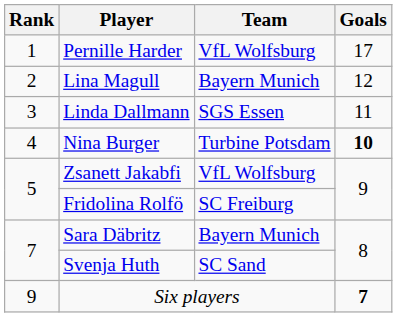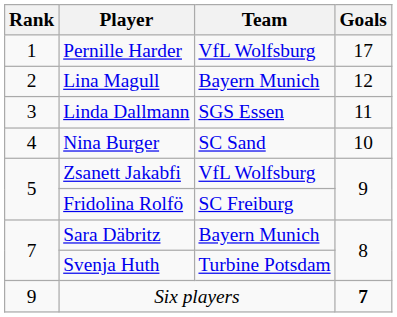(265, 142) Turbine Potsdam -> (232, 142) SC Sand
(363, 142) bold -> (363, 142) normal
(232, 265) SC Sand -> (265, 265) Turbine Potsdam
